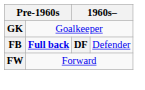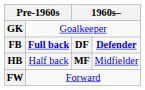(111, 45) normal -> (116, 45) bold
+ row: (15, 61)
